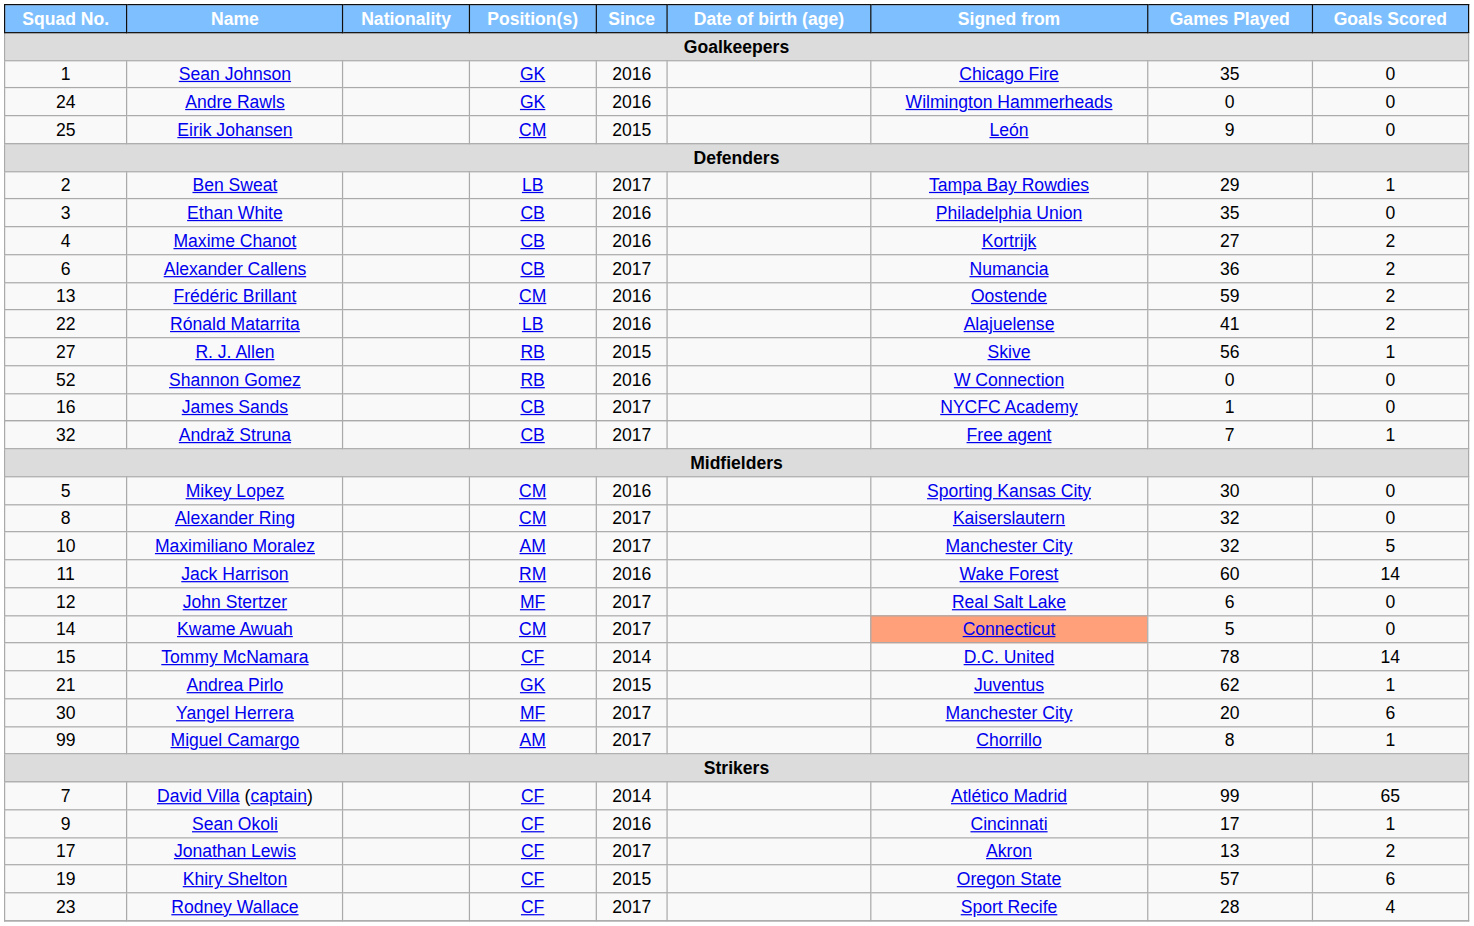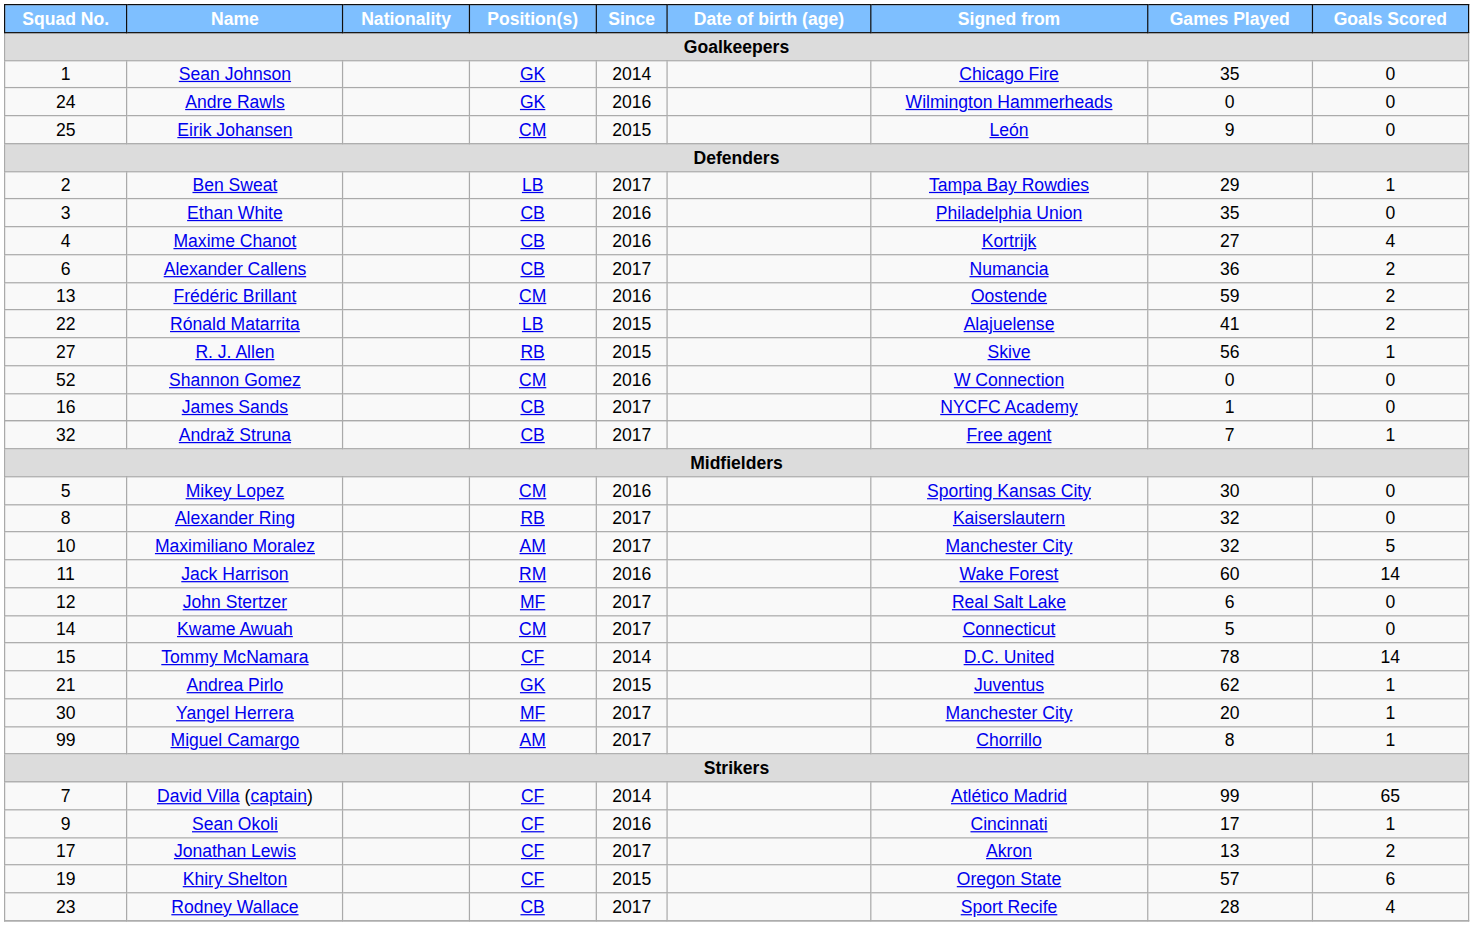(632, 74) 2016 -> (632, 74) 2014
(1390, 241) 2 -> (1390, 241) 4
(632, 324) 2016 -> (632, 324) 2015
(533, 380) RB -> (533, 380) CM
(533, 518) CM -> (533, 518) RB
(1009, 629) lightsalmon background -> (1009, 629) no background
(1390, 713) 6 -> (1390, 713) 1
(533, 907) CF -> (533, 907) CB
